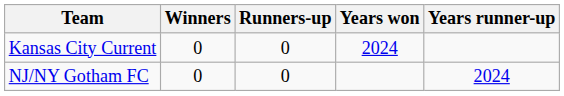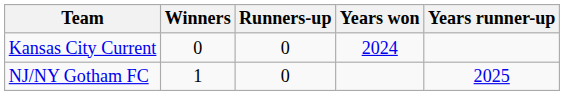(198, 76) 0 -> (198, 76) 1
(492, 76) 2024 -> (492, 76) 2025
